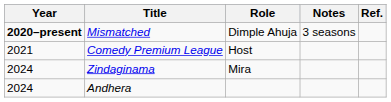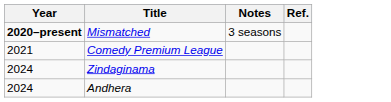- column: (263, 13)
